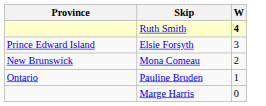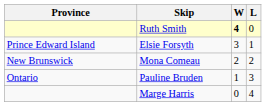+ column: (253, 12)
